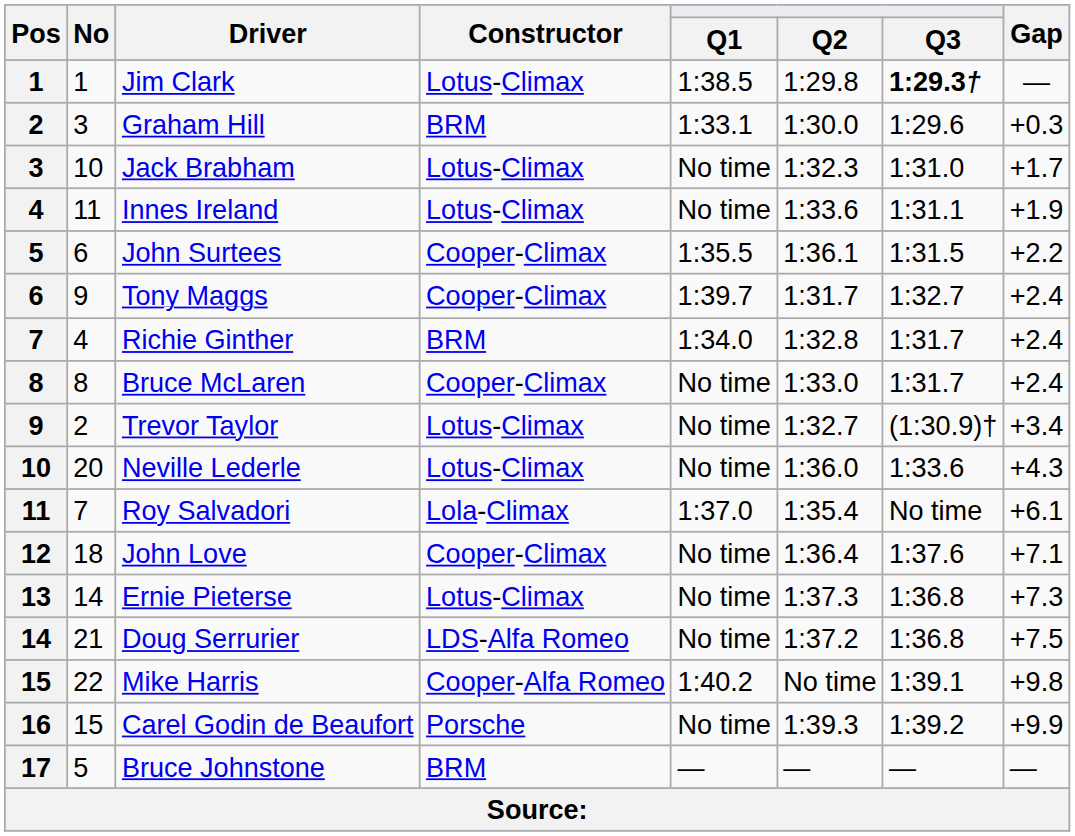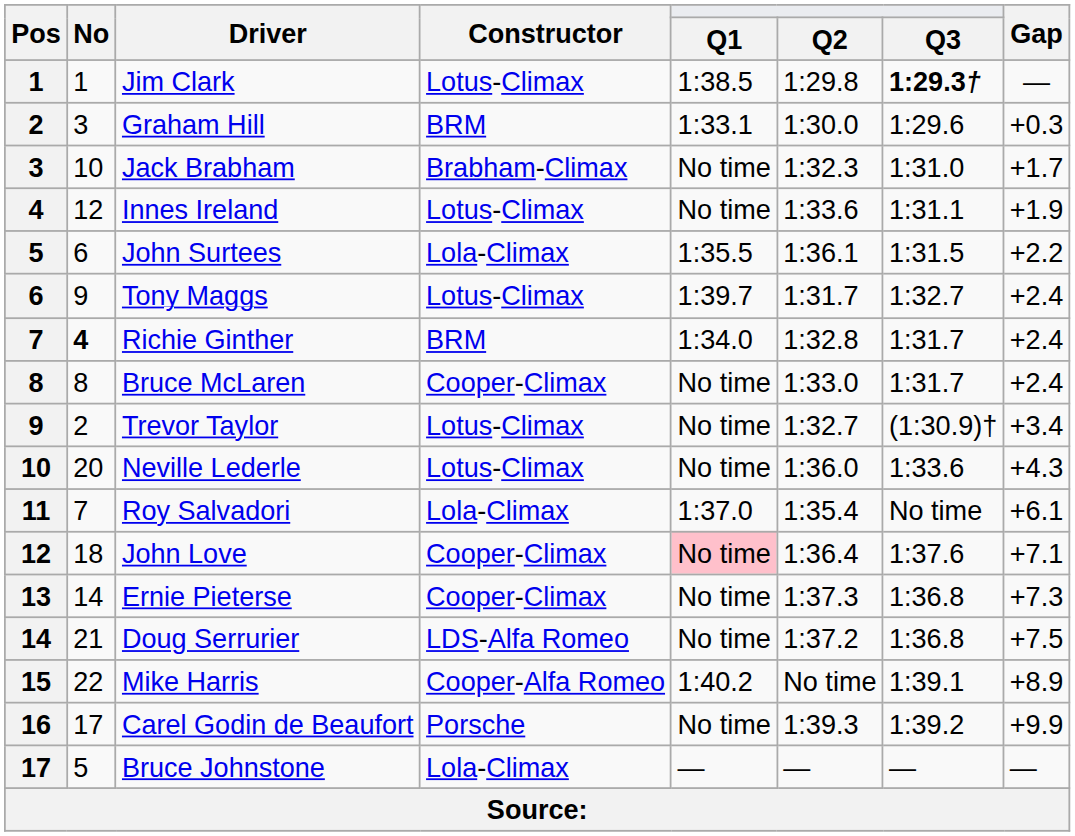(505, 168) Lotus-Climax -> (527, 168) Brabham-Climax
(87, 210) 11 -> (88, 210) 12
(516, 253) Cooper-Climax -> (497, 253) Lola-Climax
(516, 296) Cooper-Climax -> (505, 296) Lotus-Climax
(81, 339) normal -> (81, 339) bold
(724, 553) no background -> (724, 553) pink background
(505, 596) Lotus-Climax -> (516, 596) Cooper-Climax
(1036, 682) +9.8 -> (1036, 682) +8.9
(88, 724) 15 -> (88, 724) 17
(456, 767) BRM -> (497, 767) Lola-Climax
